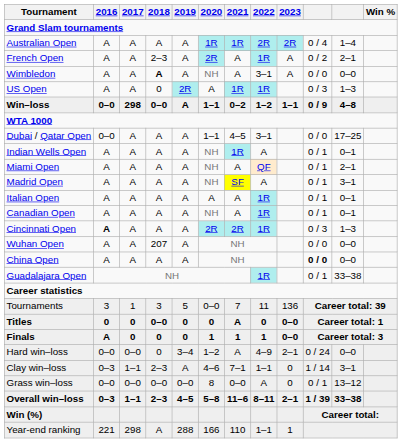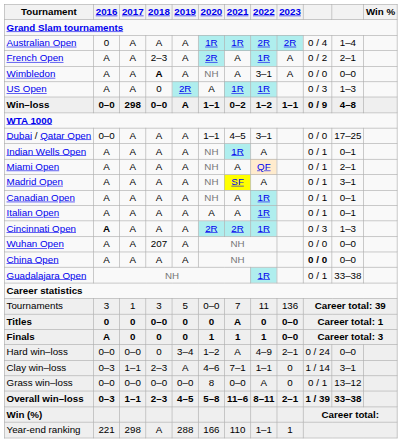(107, 43) A -> (107, 43) 0
rows swapped: (33, 197) <-> (41, 213)
